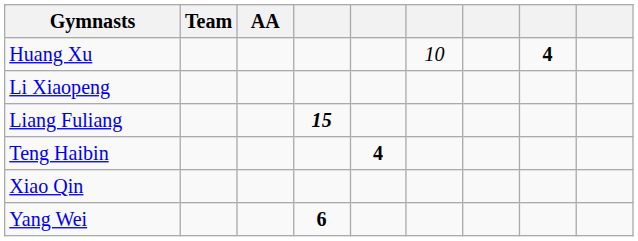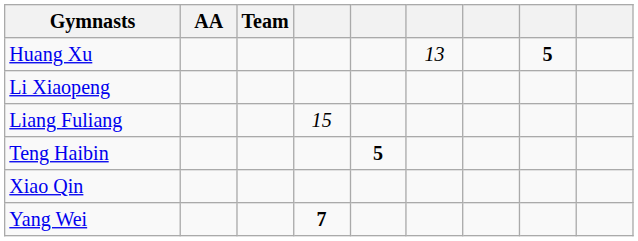columns swapped: (209, 21) <-> (265, 21)
(435, 54) 10 -> (435, 54) 13
(548, 54) 4 -> (548, 54) 5
(322, 120) bold -> (322, 120) normal
(378, 153) 4 -> (378, 153) 5
(322, 219) 6 -> (322, 219) 7
